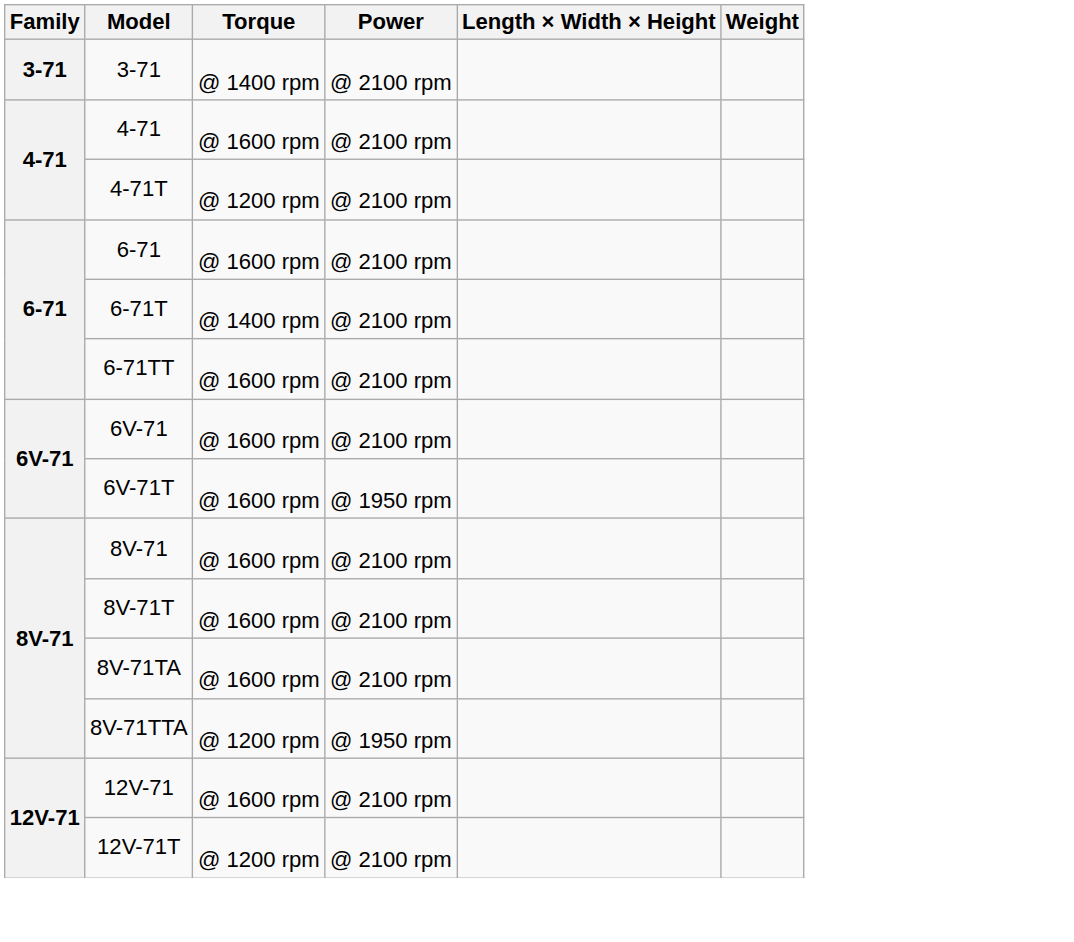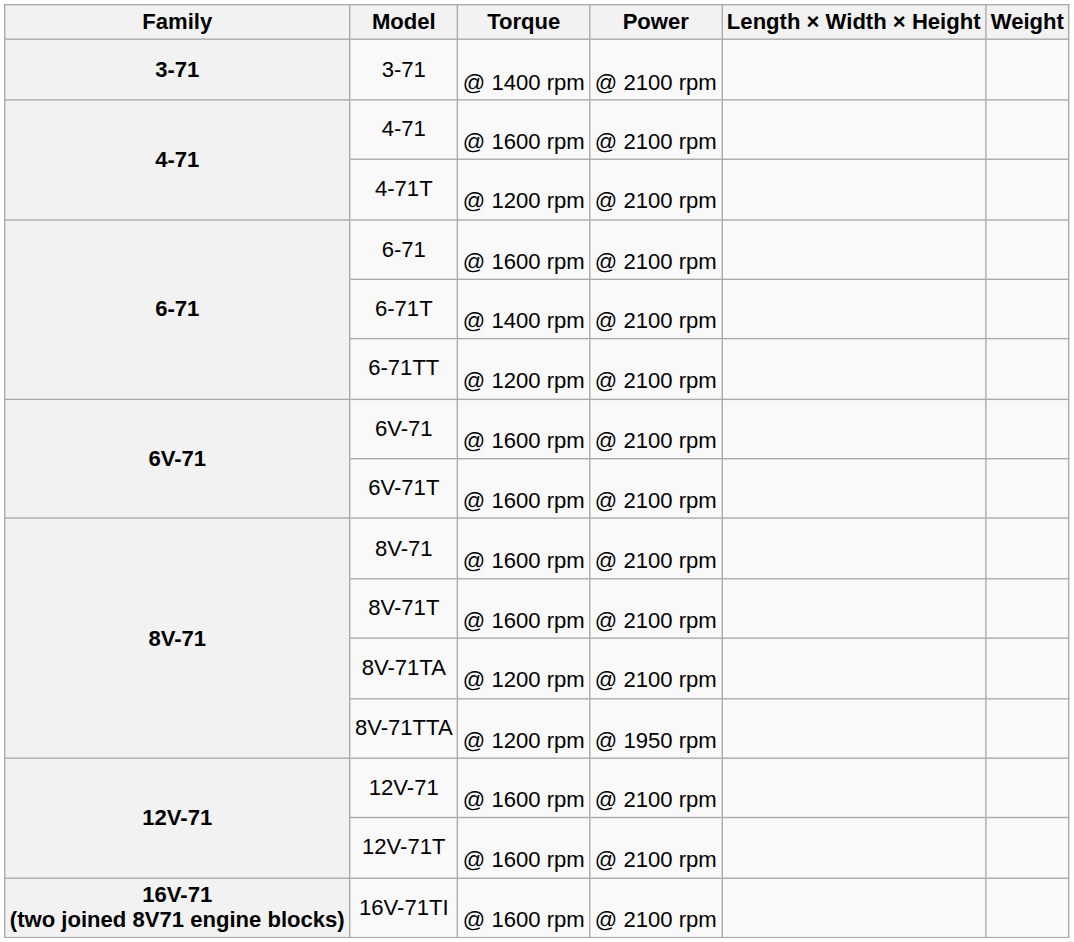(259, 381) @ 1600 rpm -> (524, 381) @ 1200 rpm
(391, 500) @ 1950 rpm -> (656, 500) @ 2100 rpm
(259, 680) @ 1600 rpm -> (524, 680) @ 1200 rpm
(259, 860) @ 1200 rpm -> (524, 860) @ 1600 rpm
+ row: (404, 907)
